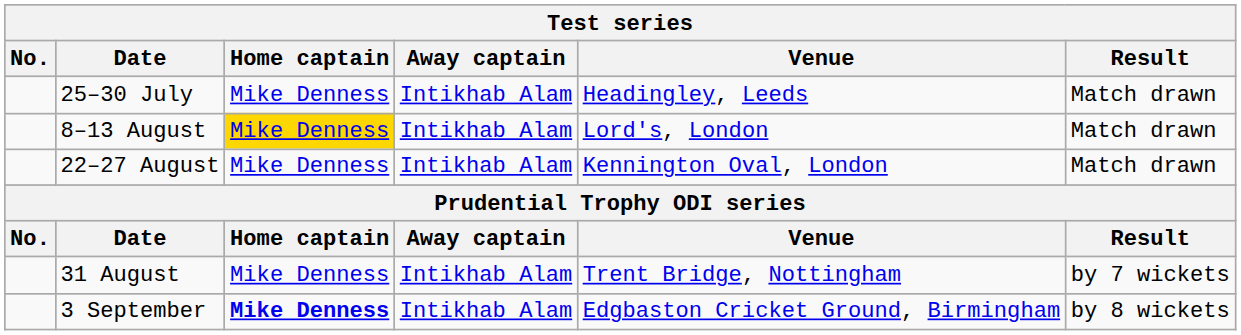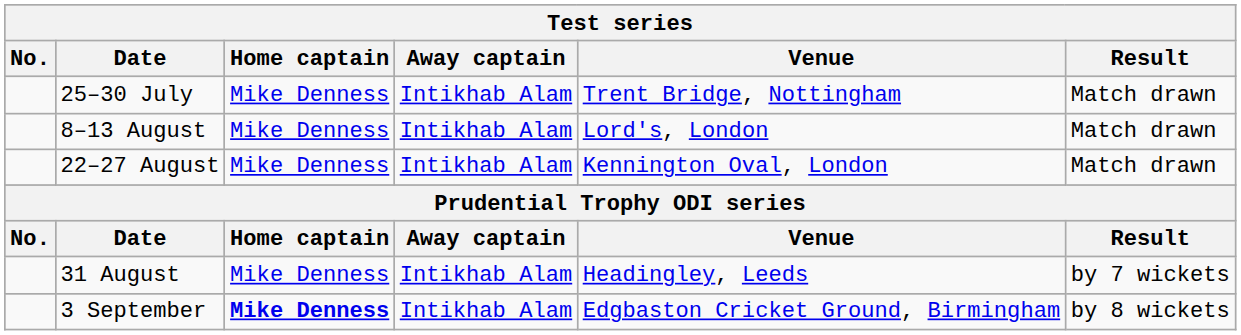(695, 95) Headingley, Leeds -> (742, 95) Trent Bridge, Nottingham
(310, 131) gold background -> (310, 131) no background
(742, 275) Trent Bridge, Nottingham -> (695, 275) Headingley, Leeds
